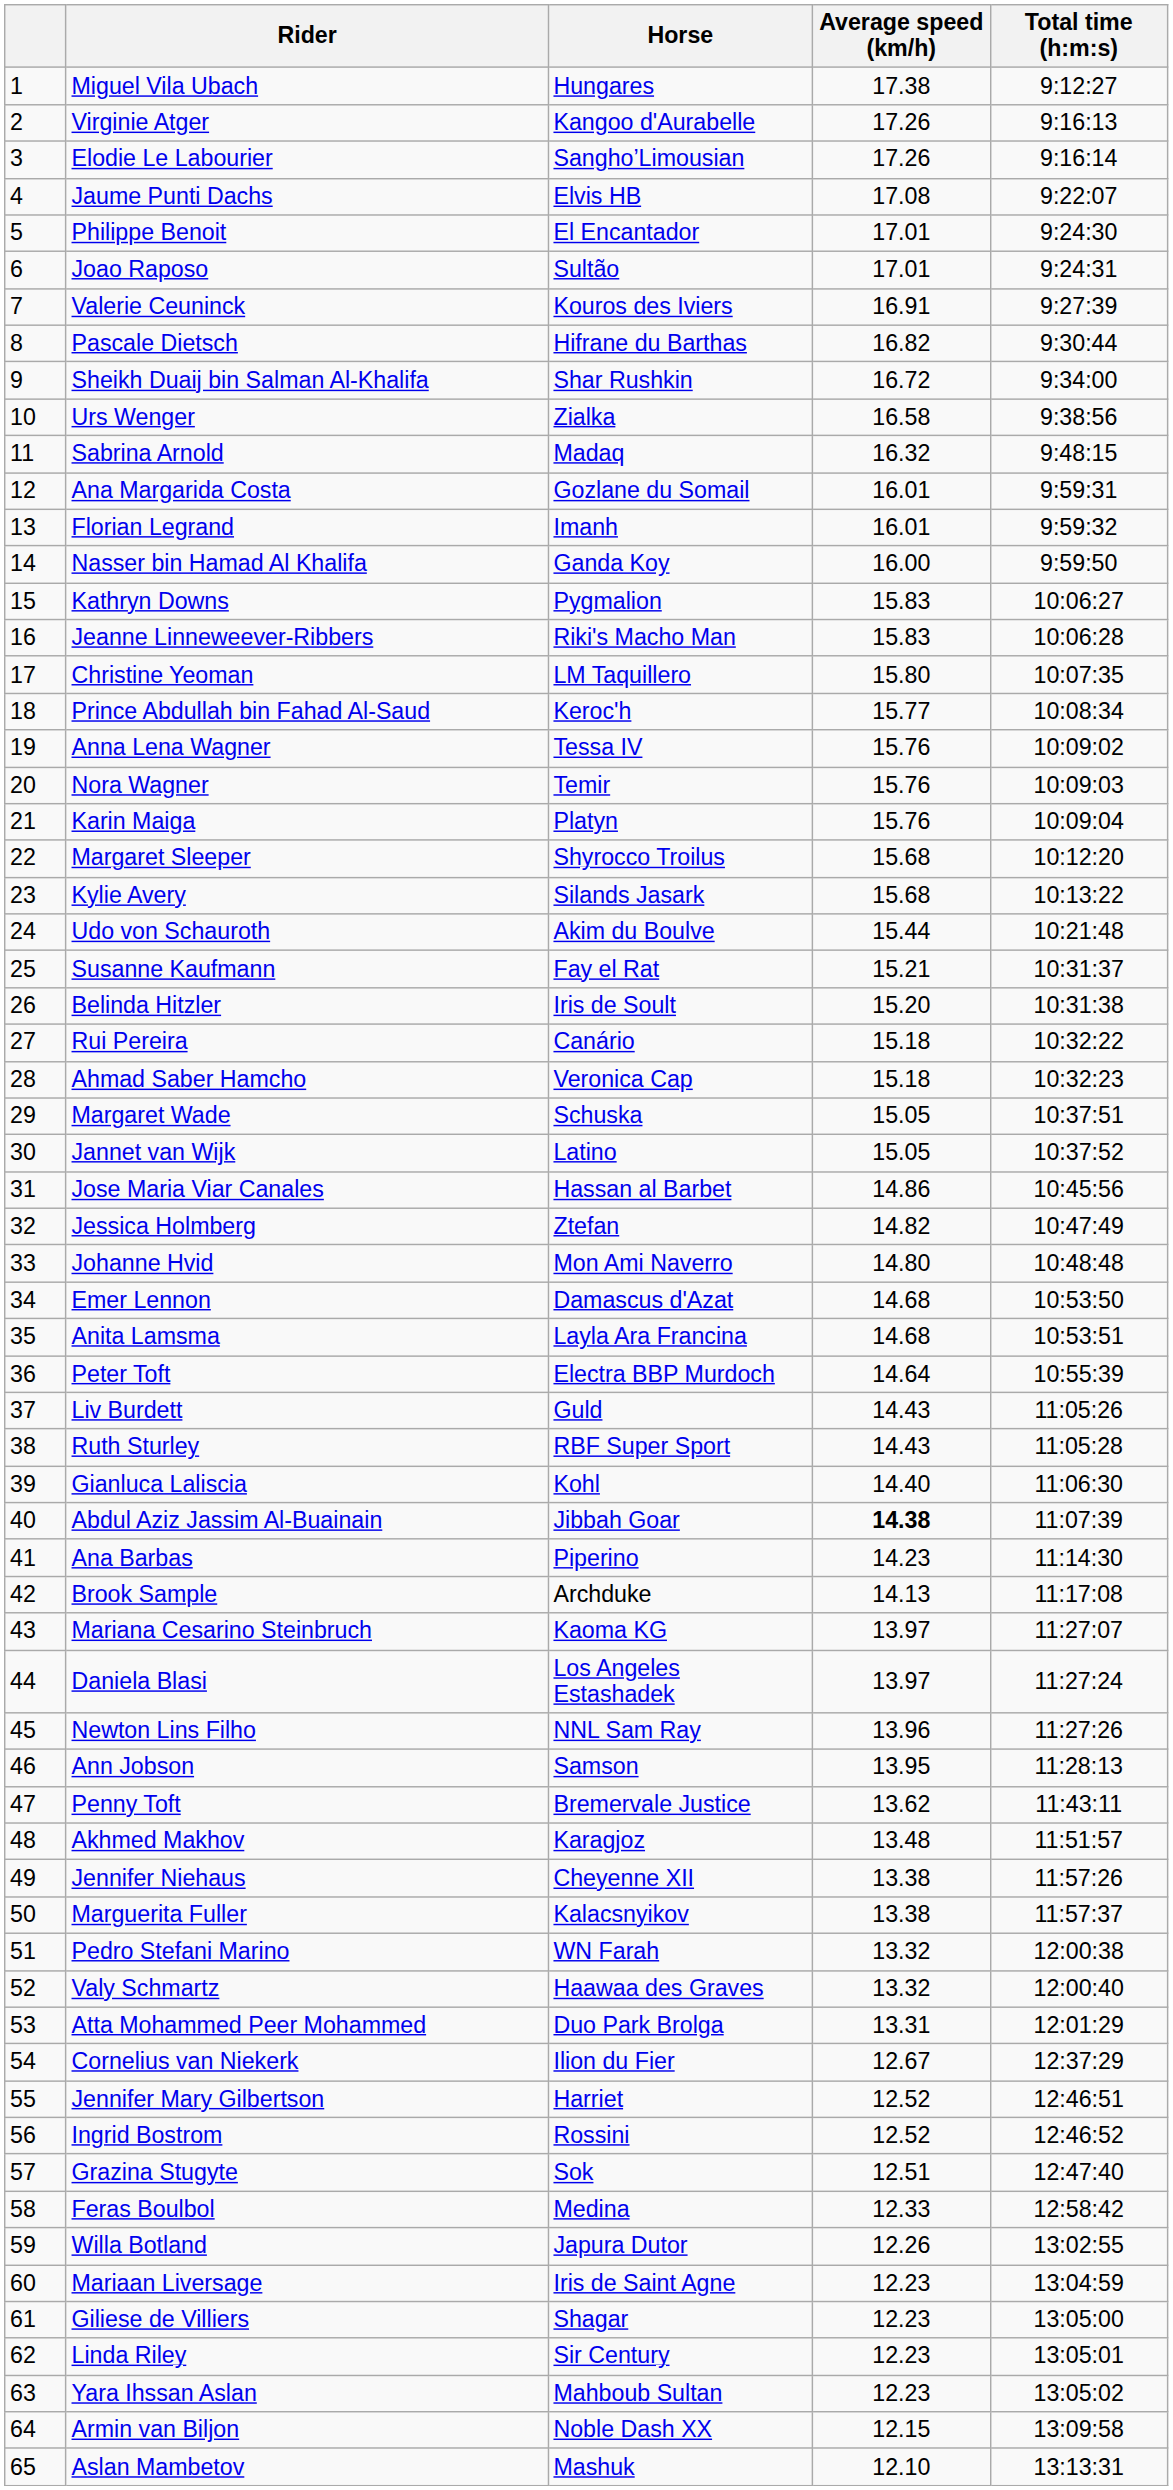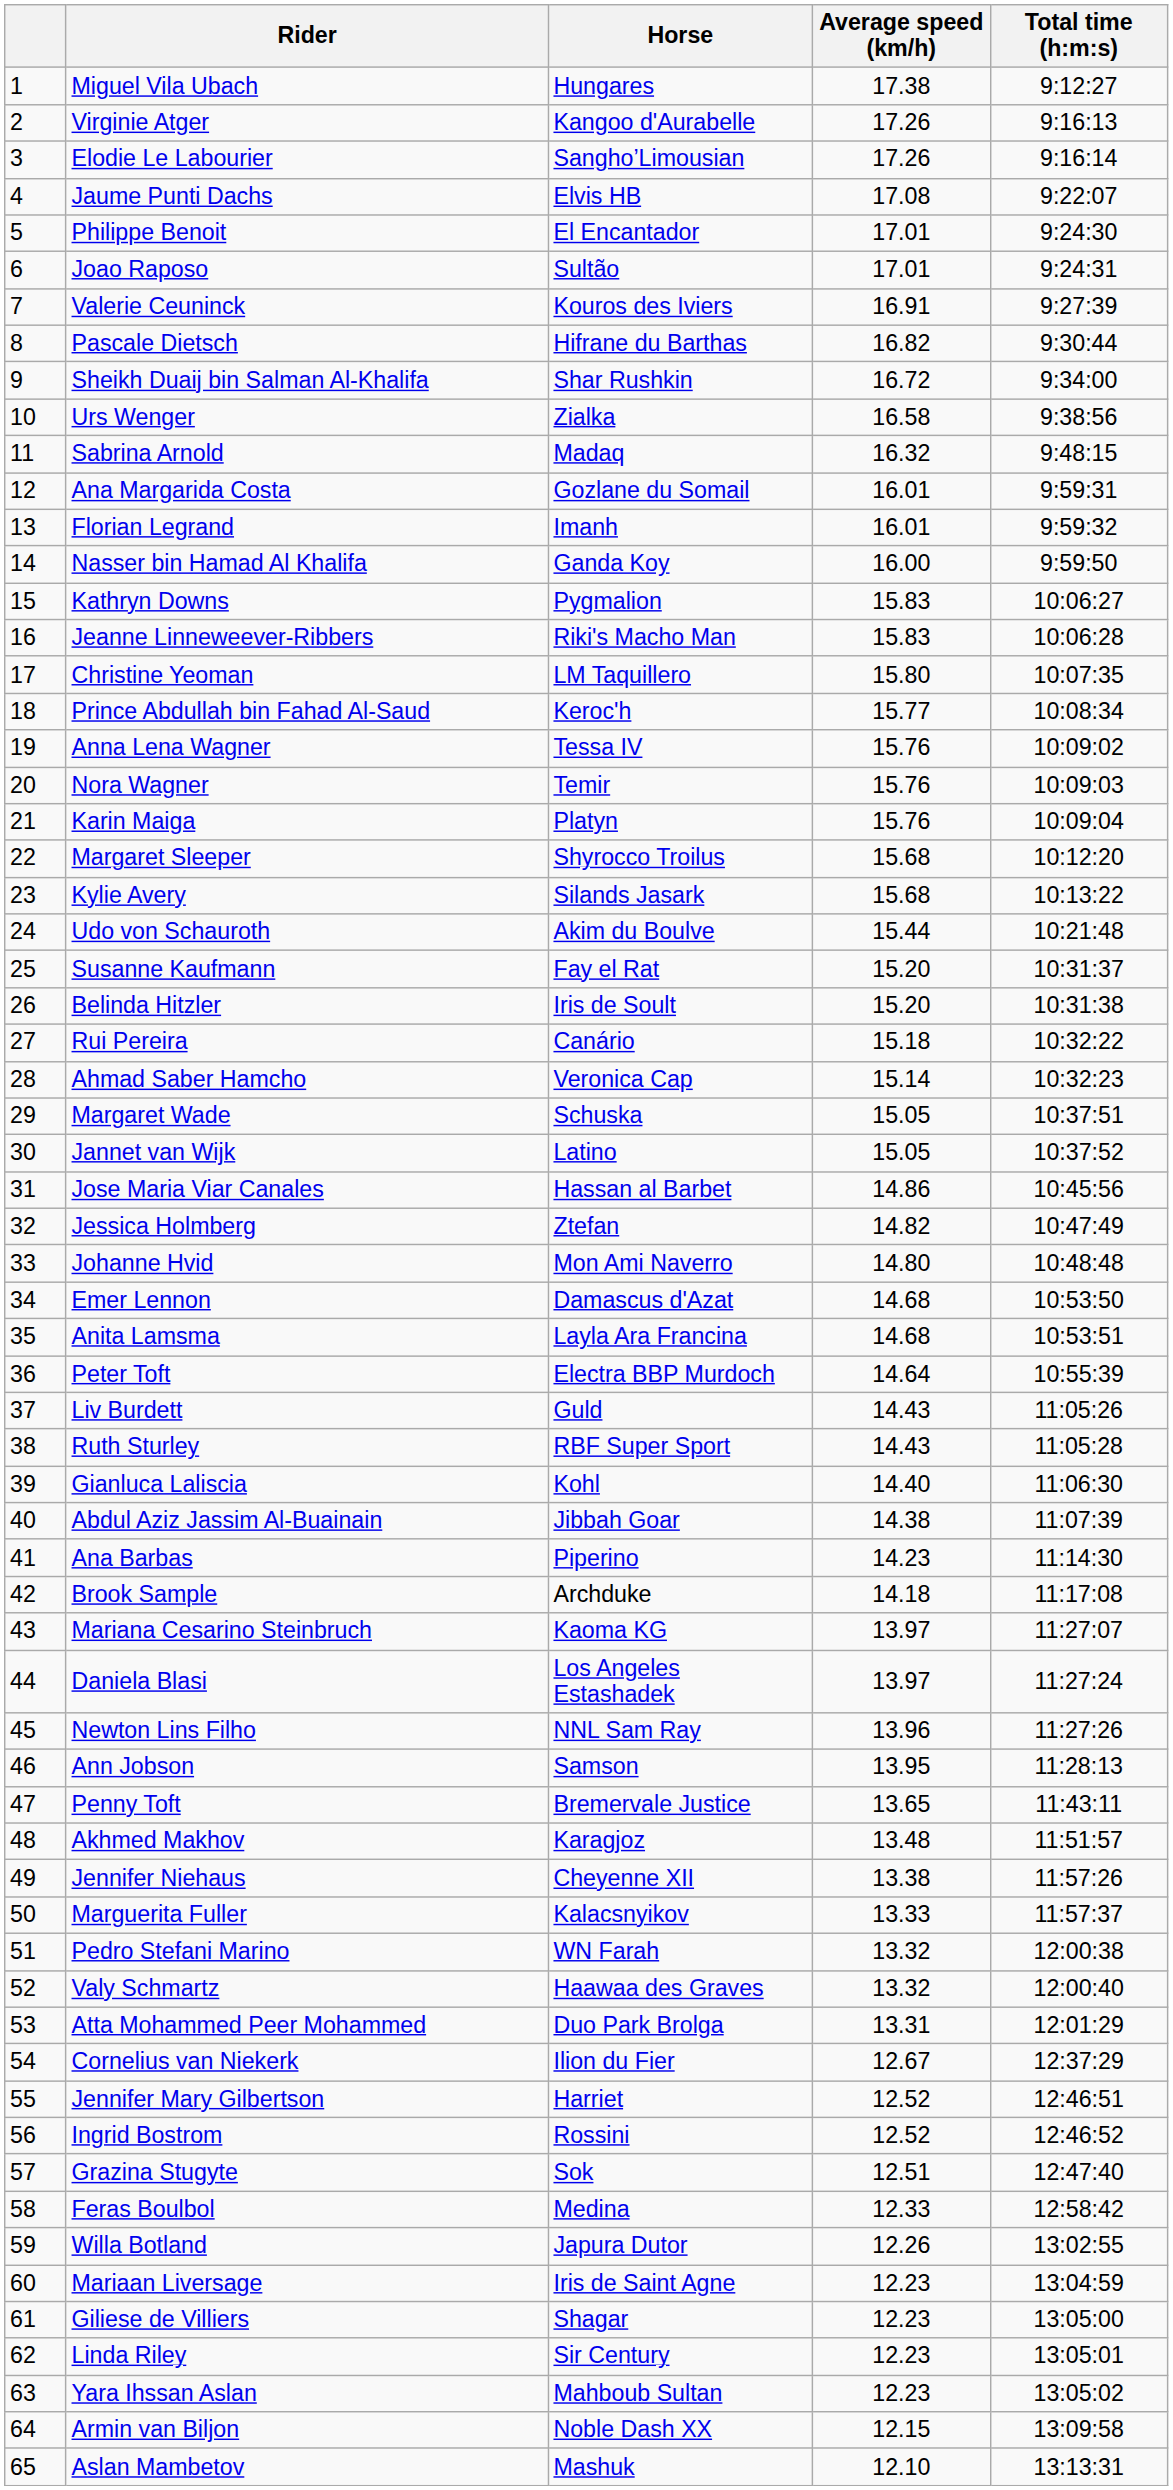(901, 968) 15.21 -> (901, 968) 15.20
(901, 1079) 15.18 -> (901, 1079) 15.14
(901, 1520) bold -> (901, 1520) normal
(901, 1594) 14.13 -> (901, 1594) 14.18
(901, 1804) 13.62 -> (901, 1804) 13.65
(901, 1914) 13.38 -> (901, 1914) 13.33
